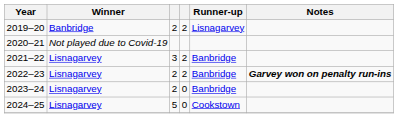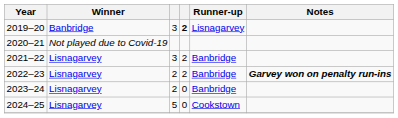(175, 27) 2 -> (175, 27) 3
(184, 27) normal -> (184, 27) bold
